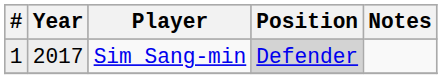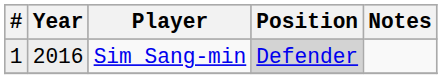(58, 57) 2017 -> (58, 57) 2016
